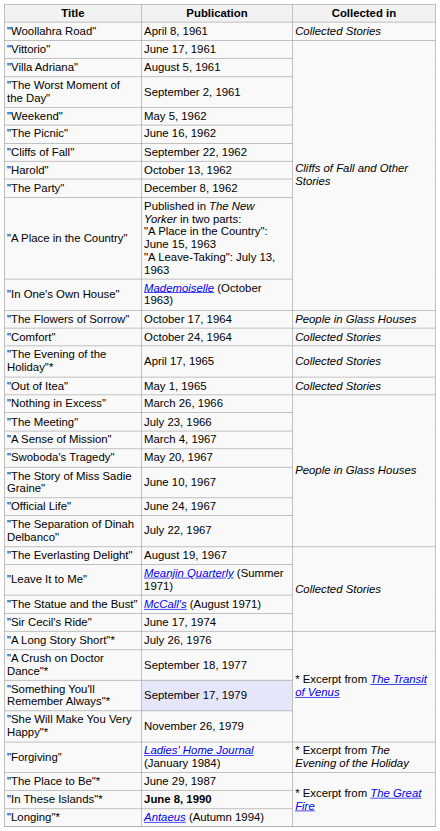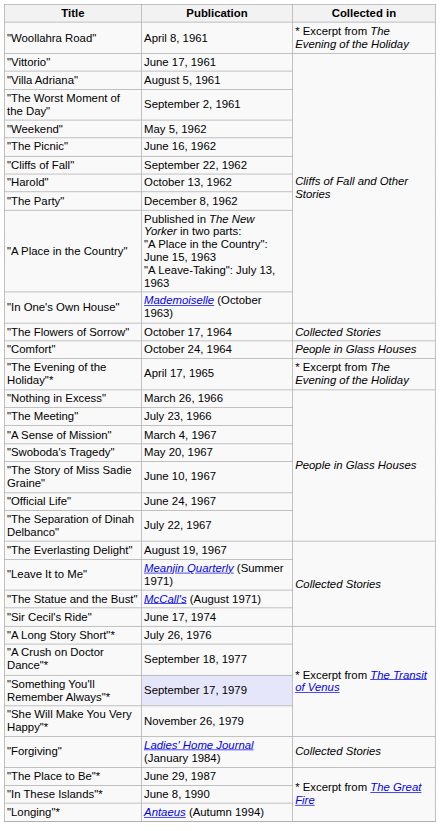(338, 31) Collected Stories -> (352, 37) * Excerpt from The Evening of the Holiday
(356, 319) People in Glass Houses -> (338, 331) Collected Stories
(338, 337) Collected Stories -> (356, 349) People in Glass Houses
(338, 361) Collected Stories -> (352, 374) * Excerpt from The Evening of the Holiday
- row: (38, 385)
(352, 757) * Excerpt from The Evening of the Holiday -> (338, 752) Collected Stories
(178, 799) bold -> (177, 794) normal
